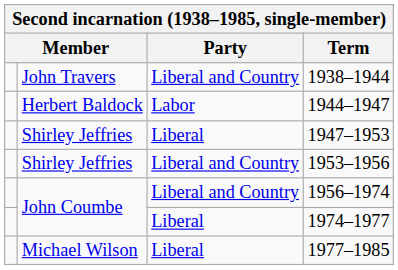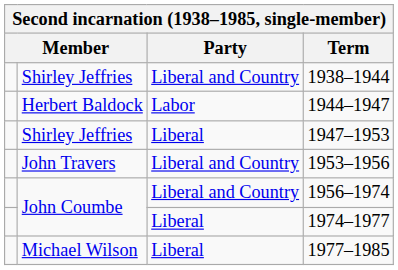(69, 76) John Travers -> (77, 76) Shirley Jeffries
(77, 163) Shirley Jeffries -> (69, 163) John Travers
